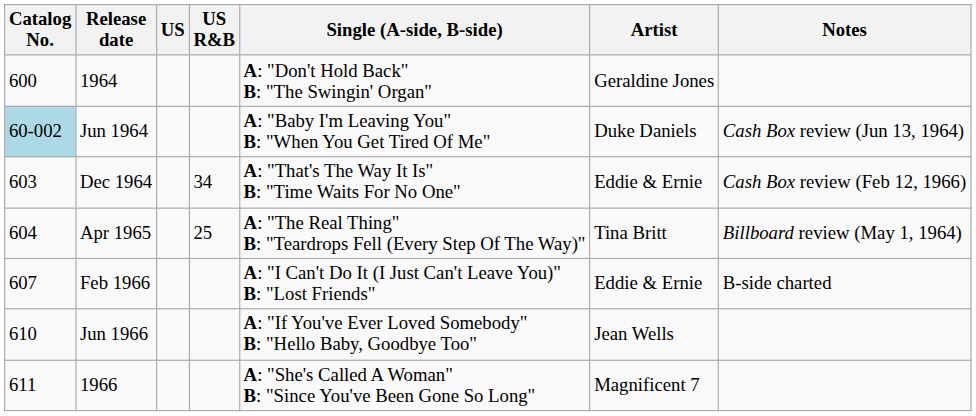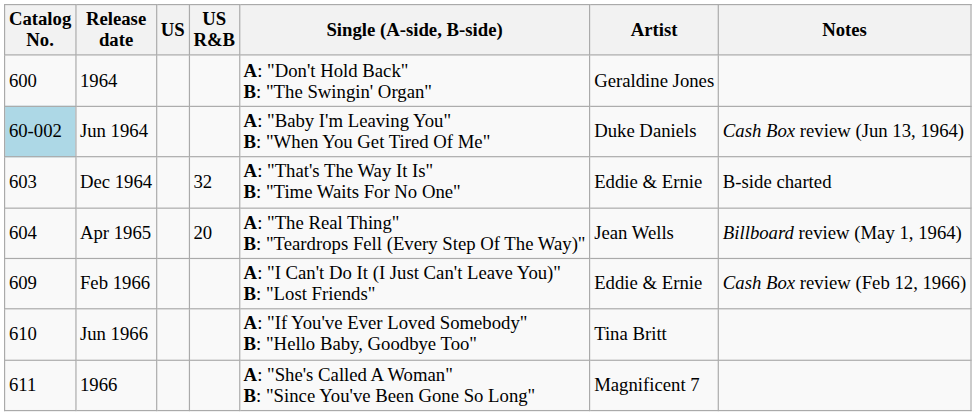(203, 182) 34 -> (203, 182) 32
(845, 182) Cash Box review (Feb 12, 1966) -> (777, 182) B-side charted
(203, 232) 25 -> (203, 232) 20
(630, 232) Tina Britt -> (634, 232) Jean Wells
(23, 283) 607 -> (23, 283) 609
(777, 283) B-side charted -> (845, 283) Cash Box review (Feb 12, 1966)
(634, 334) Jean Wells -> (630, 334) Tina Britt
